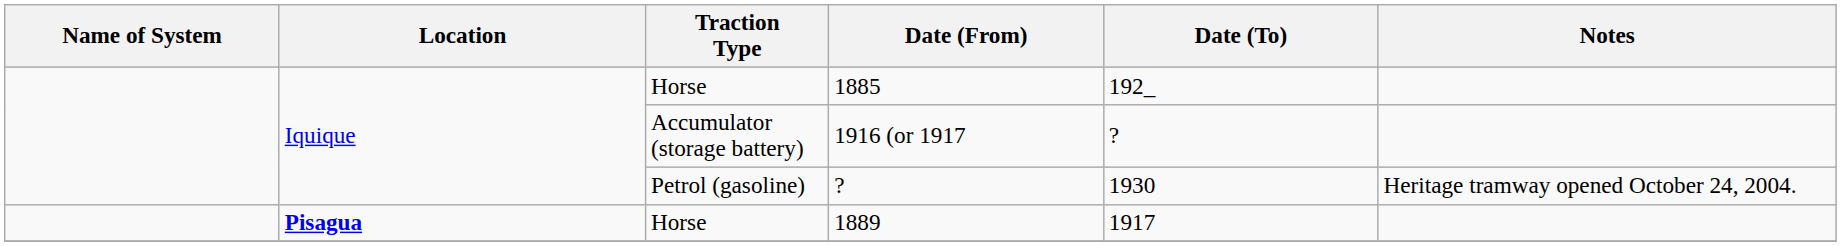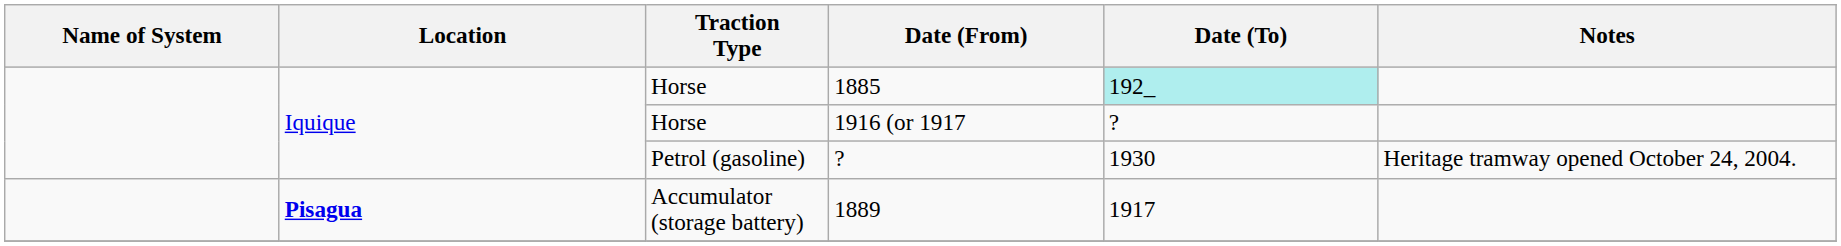(1132, 85) no background -> (1132, 85) paleturquoise background
(727, 135) Accumulator (storage battery) -> (679, 122) Horse
(679, 222) Horse -> (727, 209) Accumulator (storage battery)
